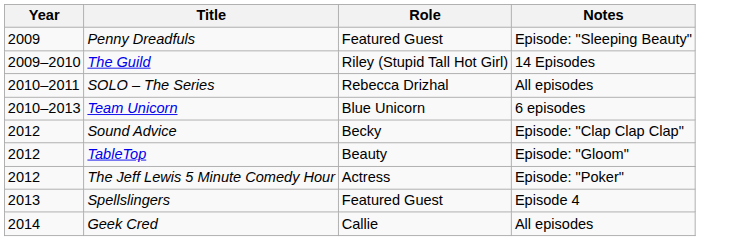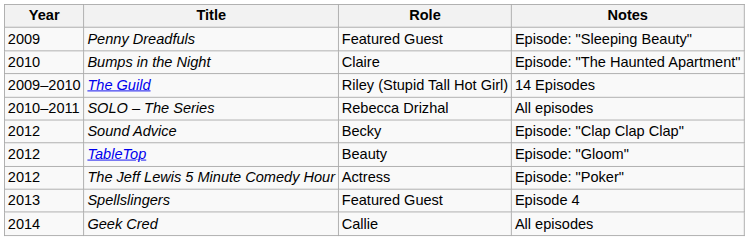+ row: (149, 62)
- row: (132, 108)
